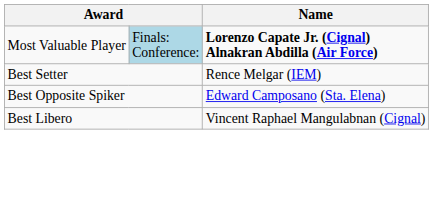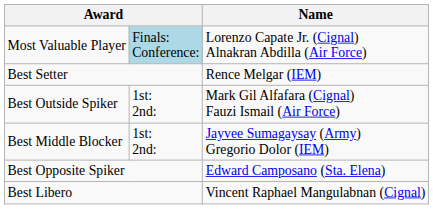(292, 44) bold -> (286, 44) normal
+ row: (63, 104)
+ row: (65, 141)
